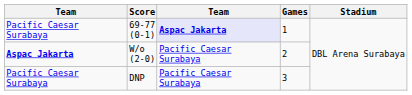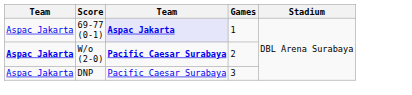(43, 30) Pacific Caesar Surabaya -> (40, 30) Aspac Jakarta
(195, 54) normal -> (167, 54) bold
(43, 78) Pacific Caesar Surabaya -> (40, 73) Aspac Jakarta
